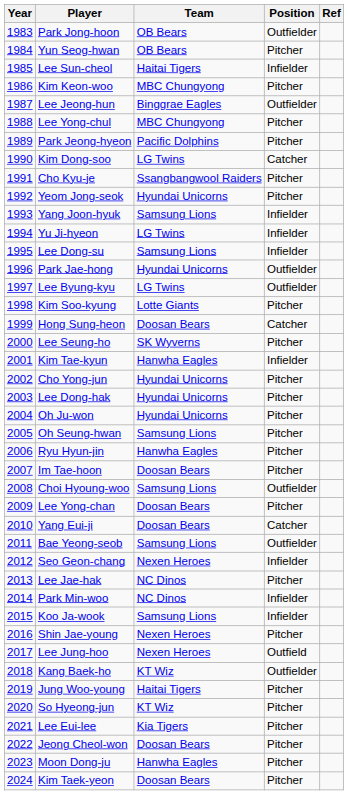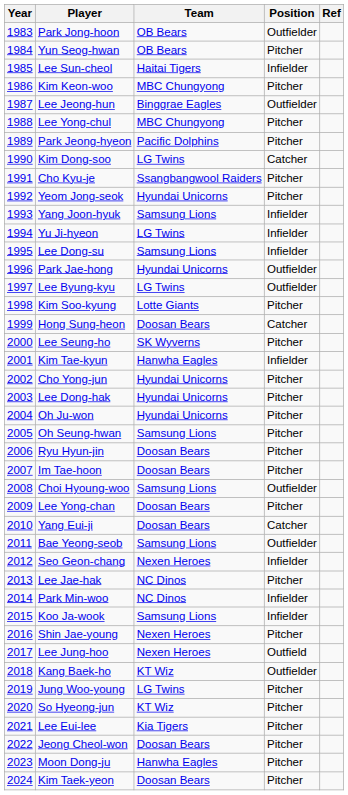(177, 452) Hanwha Eagles -> (173, 452) Doosan Bears
(169, 689) Haitai Tigers -> (161, 689) LG Twins
